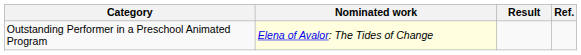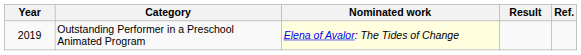+ column: (30, 12)
